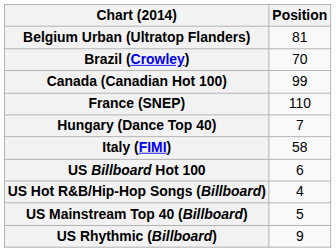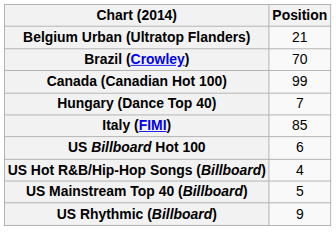(300, 37) 81 -> (300, 37) 21
- row: (137, 103)
(300, 147) 58 -> (300, 125) 85
